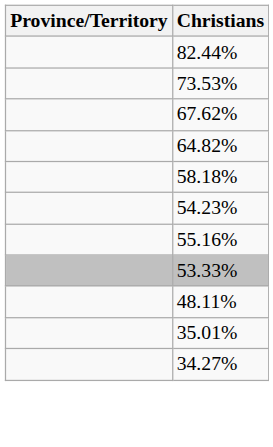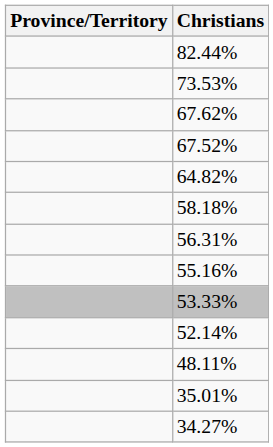+ row: (207, 145)
+ row: (207, 239)
- row: (207, 208)
+ row: (207, 332)
